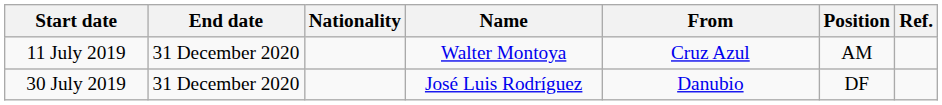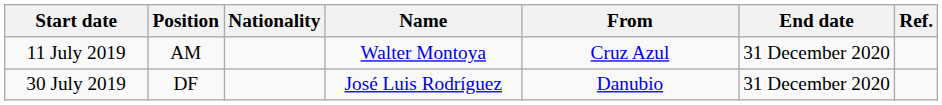columns swapped: (857, 20) <-> (226, 20)
